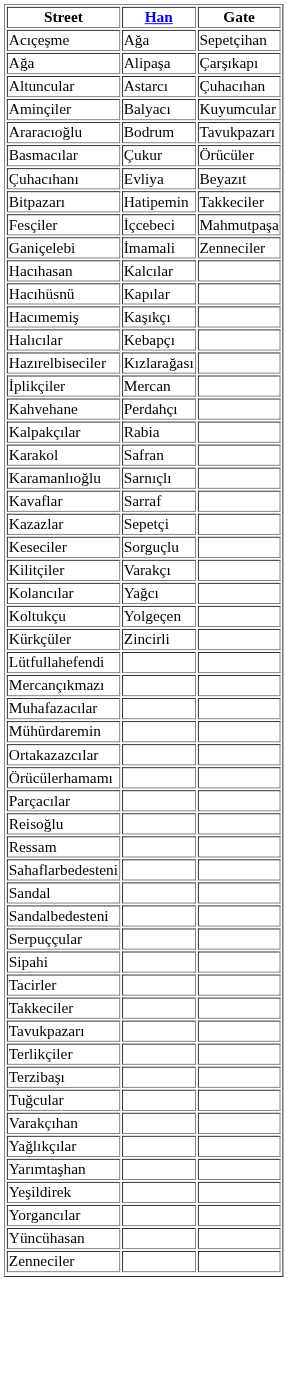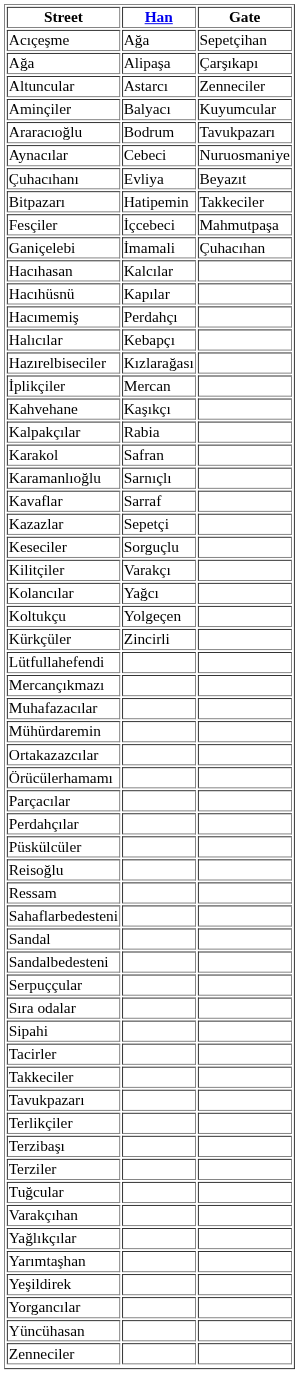(232, 86) Çuhacıhan -> (232, 86) Zenneciler
+ row: (38, 155)
- row: (43, 155)
(232, 247) Zenneciler -> (232, 247) Çuhacıhan
(147, 316) Kaşıkçı -> (151, 316) Perdahçı
(151, 409) Perdahçı -> (147, 409) Kaşıkçı
+ row: (44, 823)
+ row: (45, 846)
+ row: (42, 1008)
+ row: (33, 1169)
